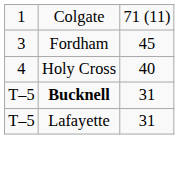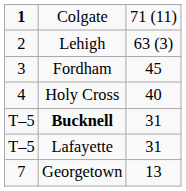(21, 17) normal -> (21, 17) bold
+ row: (82, 43)
+ row: (82, 172)
